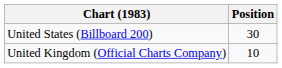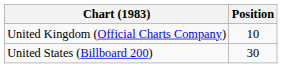rows swapped: (80, 33) <-> (117, 53)
